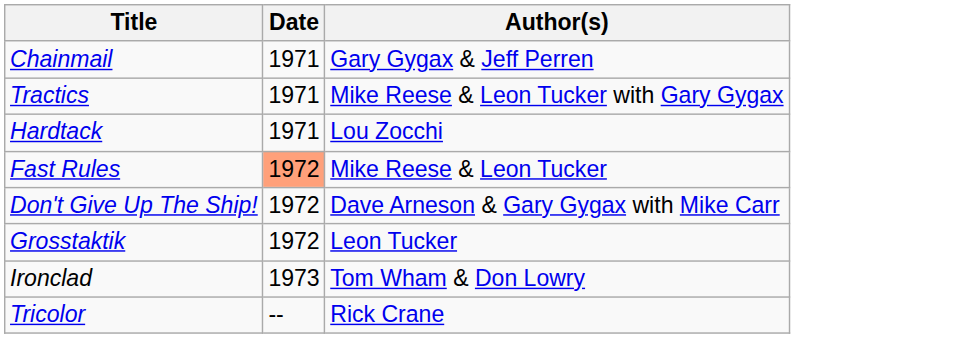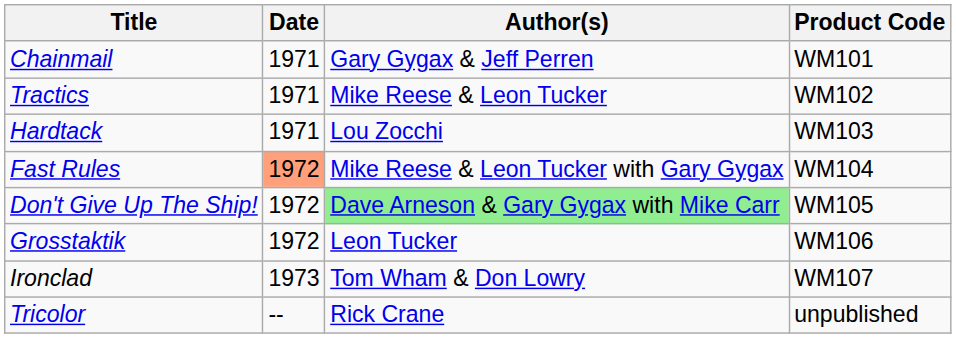+ column: (870, 22)
(557, 95) Mike Reese & Leon Tucker with Gary Gygax -> (469, 95) Mike Reese & Leon Tucker
(469, 168) Mike Reese & Leon Tucker -> (557, 168) Mike Reese & Leon Tucker with Gary Gygax
(555, 205) no background -> (555, 205) lightgreen background
